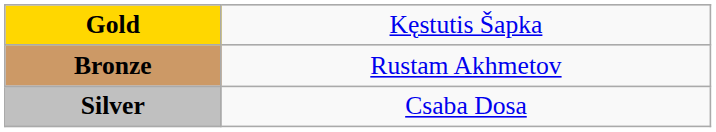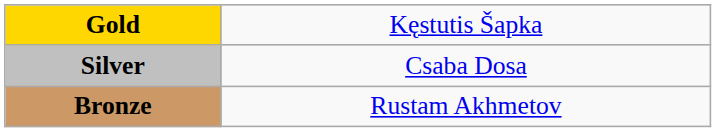rows swapped: (113, 106) <-> (113, 65)
